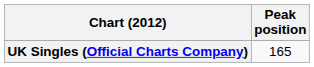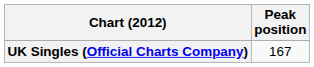(280, 51) 165 -> (280, 51) 167
